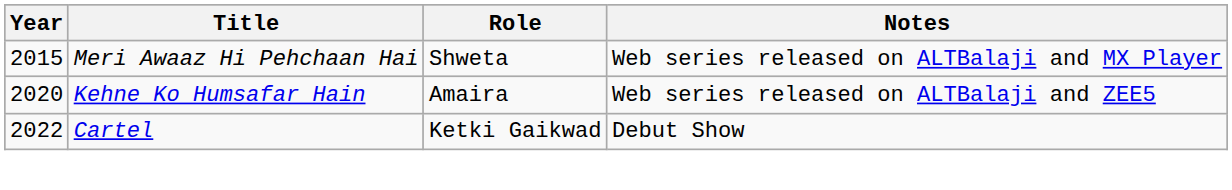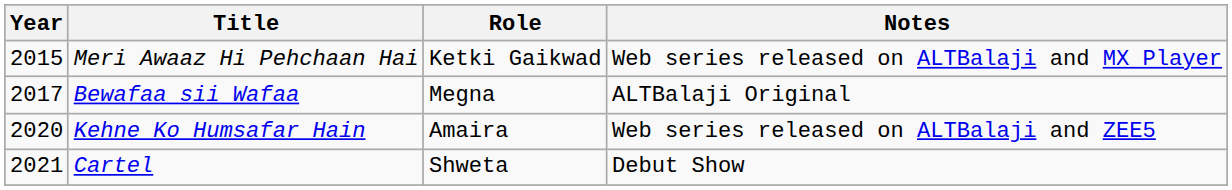(469, 59) Shweta -> (515, 59) Ketki Gaikwad
+ row: (186, 95)
(37, 131) 2022 -> (37, 167) 2021
(515, 131) Ketki Gaikwad -> (469, 167) Shweta
